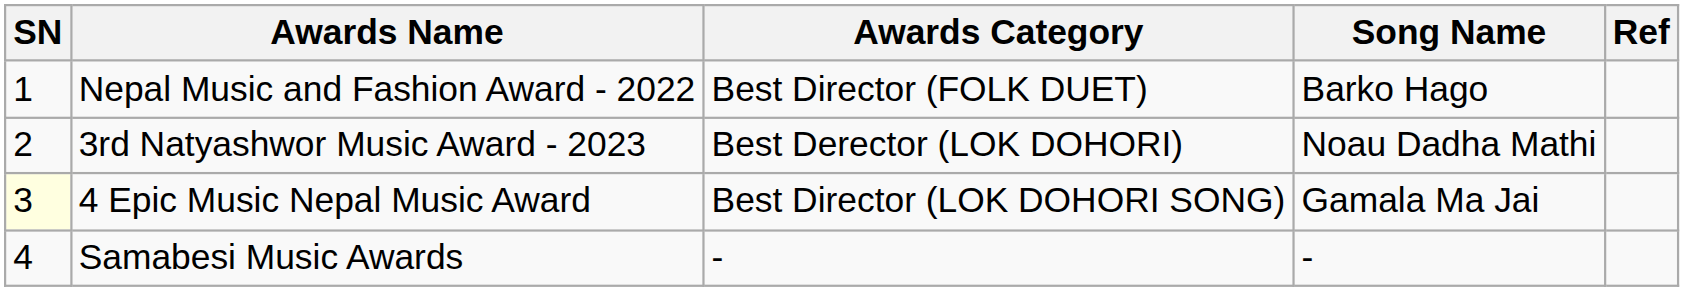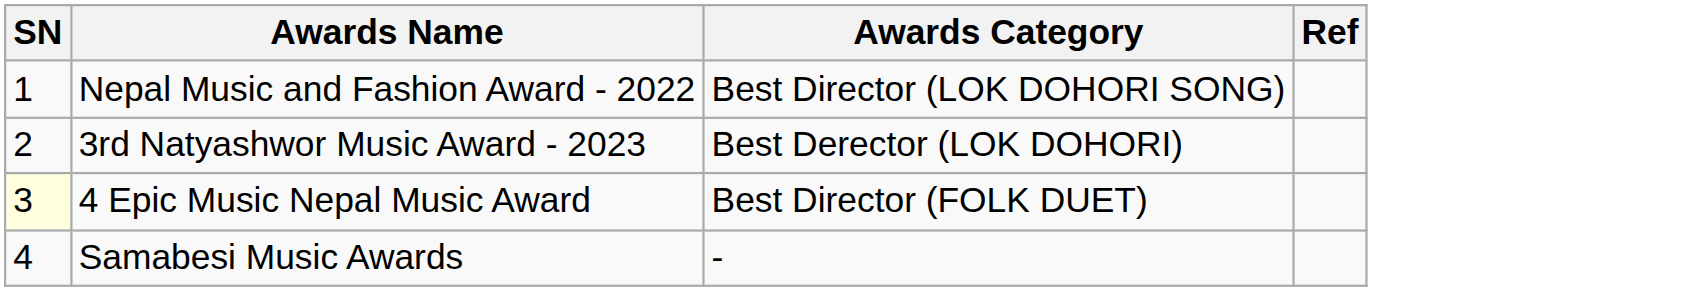- column: (1449, 32)
(930, 88) Best Director (FOLK DUET) -> (998, 88) Best Director (LOK DOHORI SONG)
(998, 200) Best Director (LOK DOHORI SONG) -> (930, 200) Best Director (FOLK DUET)
